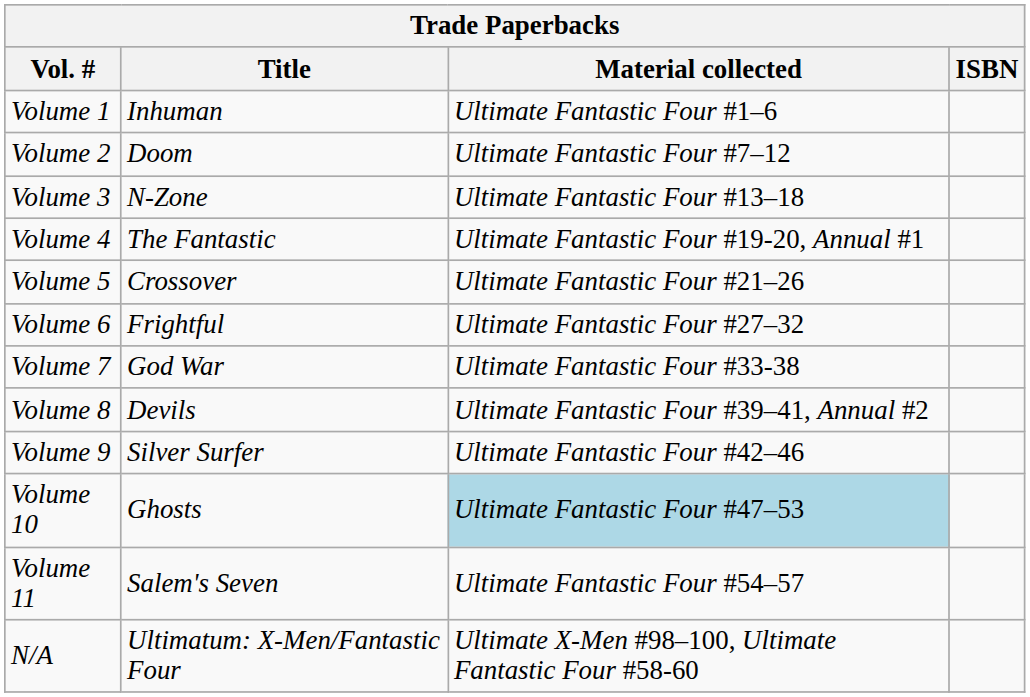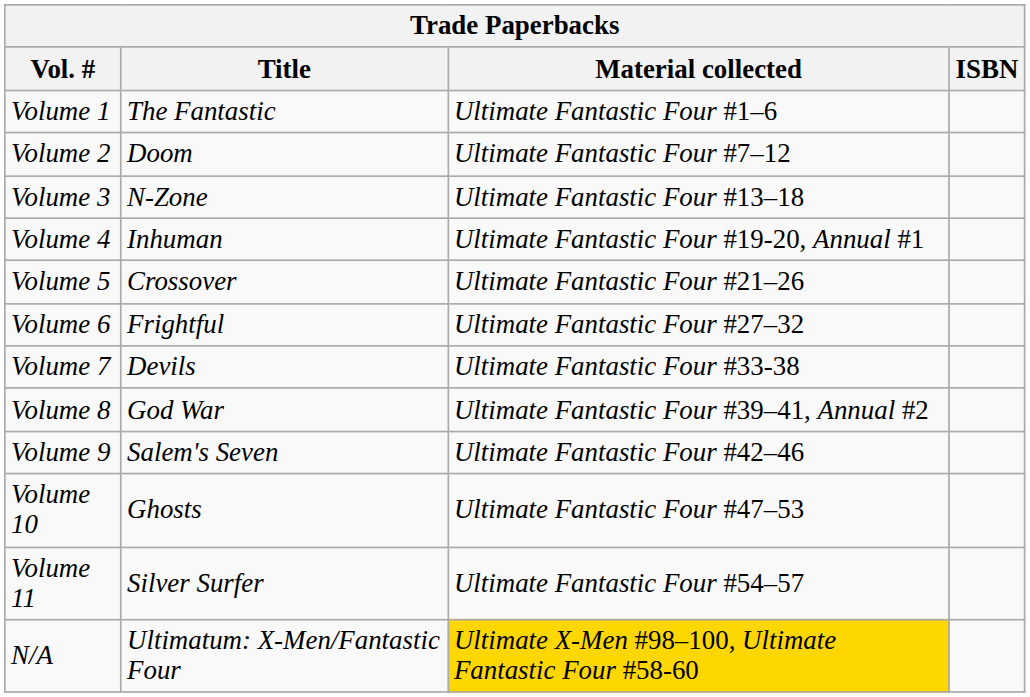(175, 111) Inhuman -> (201, 111) The Fantastic
(201, 238) The Fantastic -> (175, 238) Inhuman
(175, 366) God War -> (161, 366) Devils
(161, 409) Devils -> (175, 409) God War
(195, 452) Silver Surfer -> (203, 452) Salem's Seven
(629, 509) lightblue background -> (629, 509) no background
(203, 582) Salem's Seven -> (195, 582) Silver Surfer
(645, 655) no background -> (645, 655) gold background
